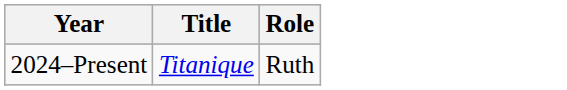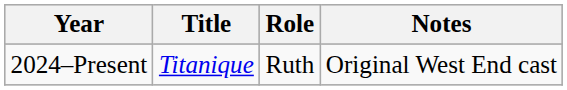+ column: (441, 24)
